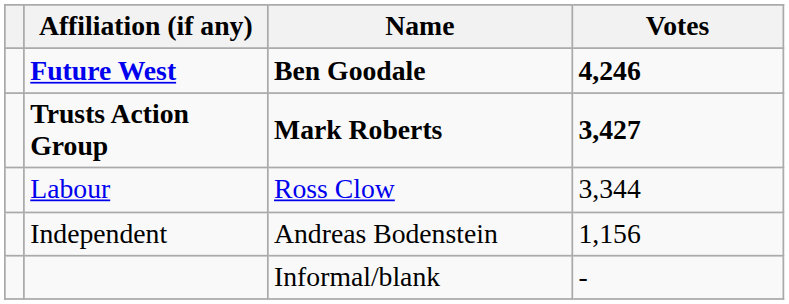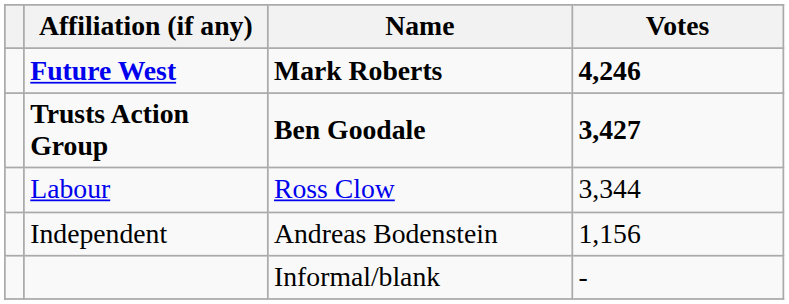(350, 70) Ben Goodale -> (358, 70) Mark Roberts
(358, 129) Mark Roberts -> (350, 129) Ben Goodale
